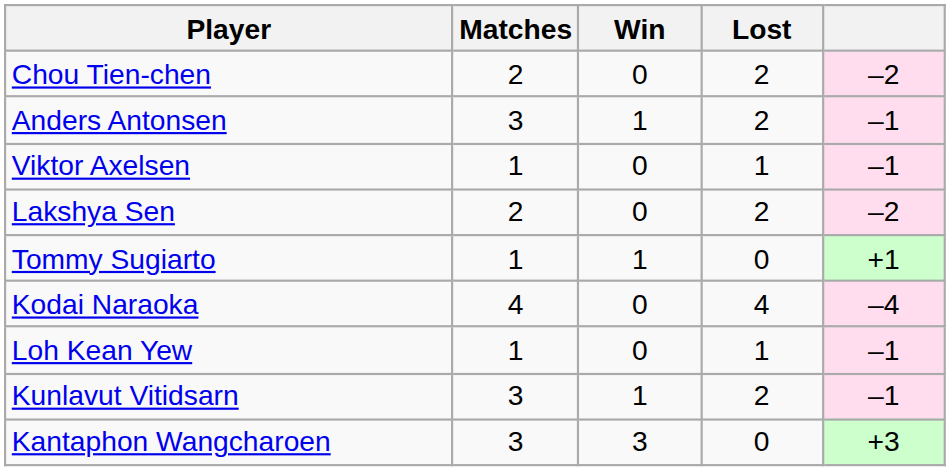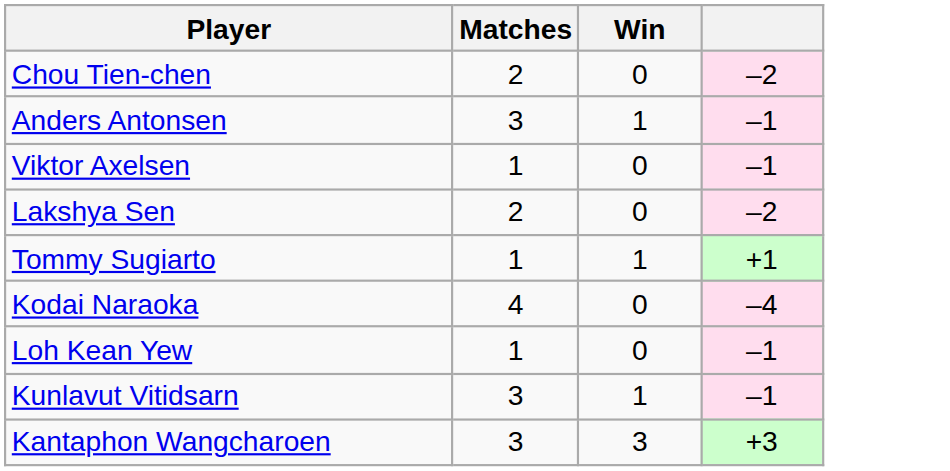- column: (762, 28)
